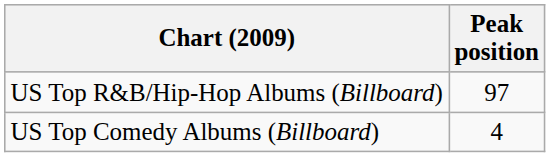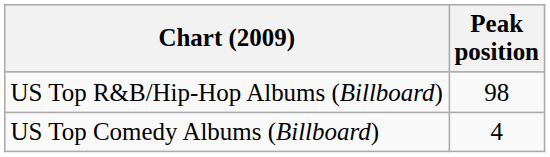(497, 91) 97 -> (497, 91) 98
